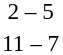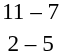rows swapped: (31, 11) <-> (31, 43)
